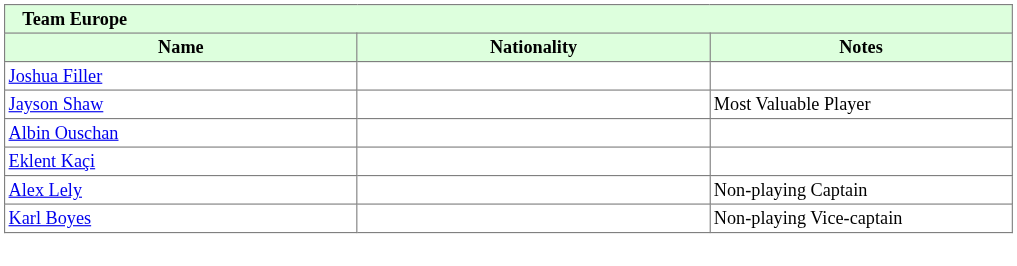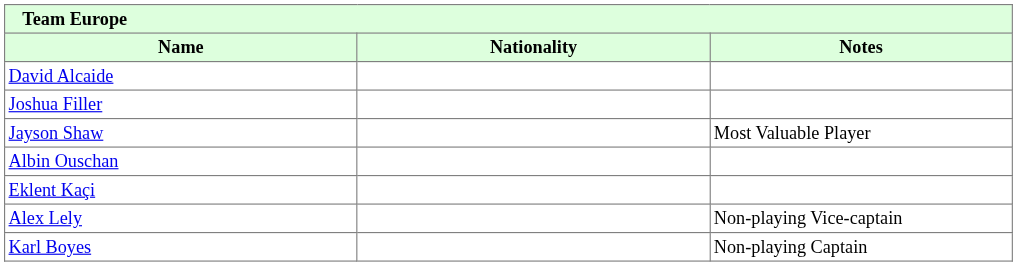+ row: (61, 75)
(791, 189) Non-playing Captain -> (808, 218) Non-playing Vice-captain
(808, 218) Non-playing Vice-captain -> (791, 246) Non-playing Captain
